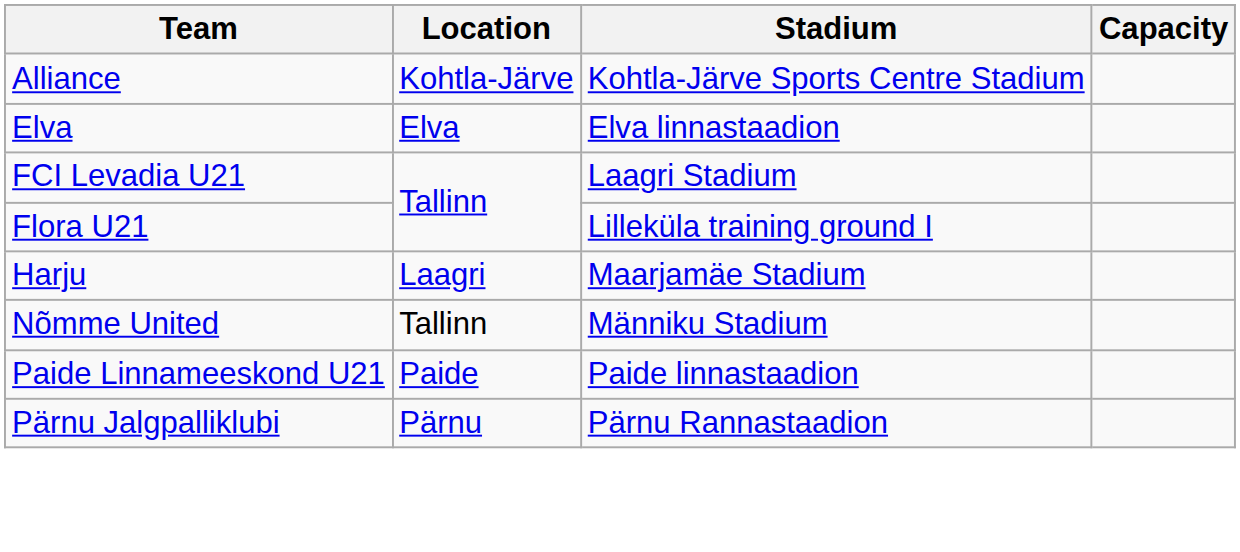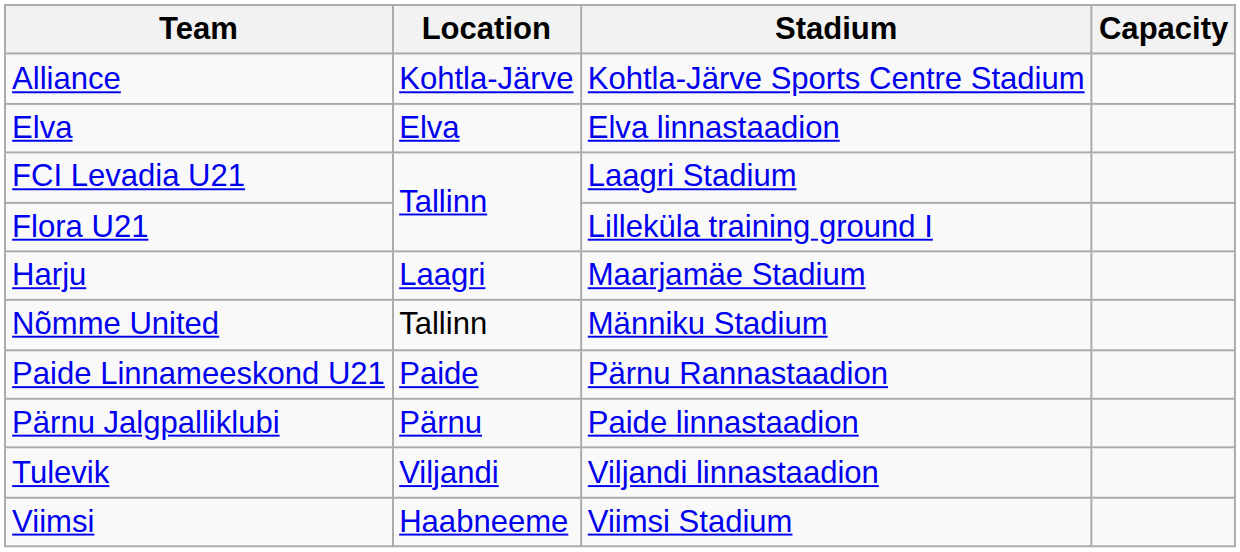(723, 373) Paide linnastaadion -> (738, 373) Pärnu Rannastaadion
(738, 422) Pärnu Rannastaadion -> (723, 422) Paide linnastaadion
+ row: (61, 472)
+ row: (53, 521)
